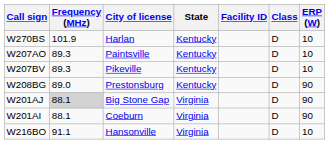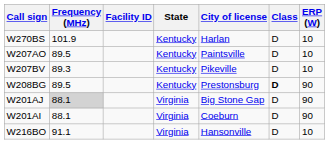columns swapped: (139, 17) <-> (244, 17)
(61, 54) 89.3 -> (61, 54) 89.5
(61, 85) 89.0 -> (61, 85) 89.5
(275, 85) normal -> (275, 85) bold
